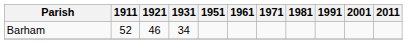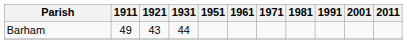(126, 30) 52 -> (126, 30) 49
(155, 30) 46 -> (155, 30) 43
(184, 30) 34 -> (184, 30) 44
